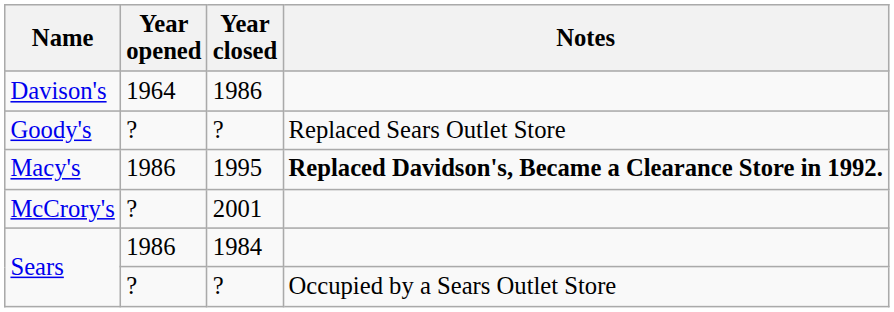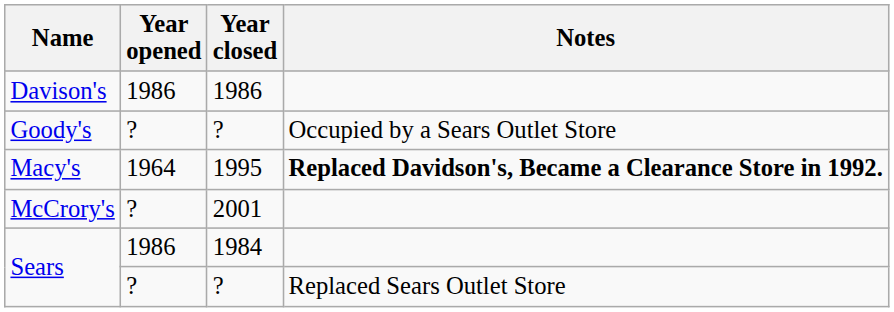(151, 90) 1964 -> (151, 90) 1986
(427, 129) Replaced Sears Outlet Store -> (452, 129) Occupied by a Sears Outlet Store
(151, 168) 1986 -> (151, 168) 1964
(452, 286) Occupied by a Sears Outlet Store -> (427, 286) Replaced Sears Outlet Store
